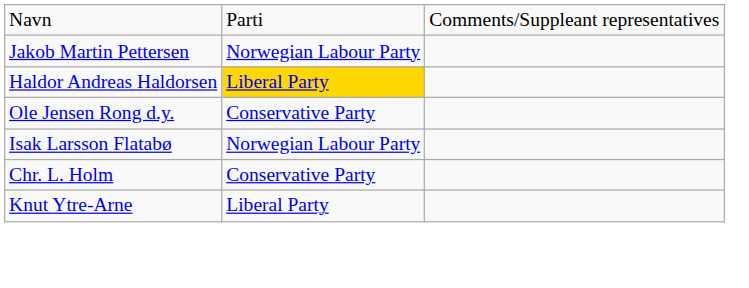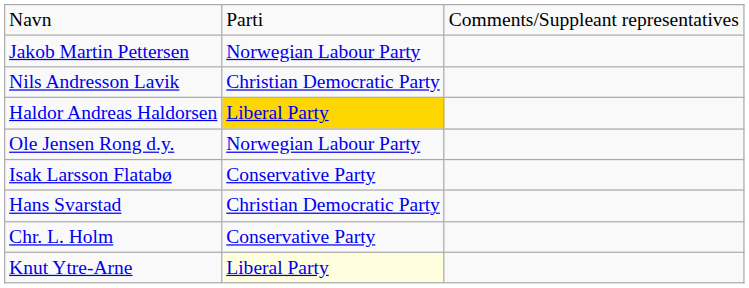+ row: (94, 81)
(301, 112) Conservative Party -> (323, 143) Norwegian Labour Party
(323, 143) Norwegian Labour Party -> (301, 174) Conservative Party
+ row: (65, 205)
(277, 205) no background -> (277, 267) lightyellow background
